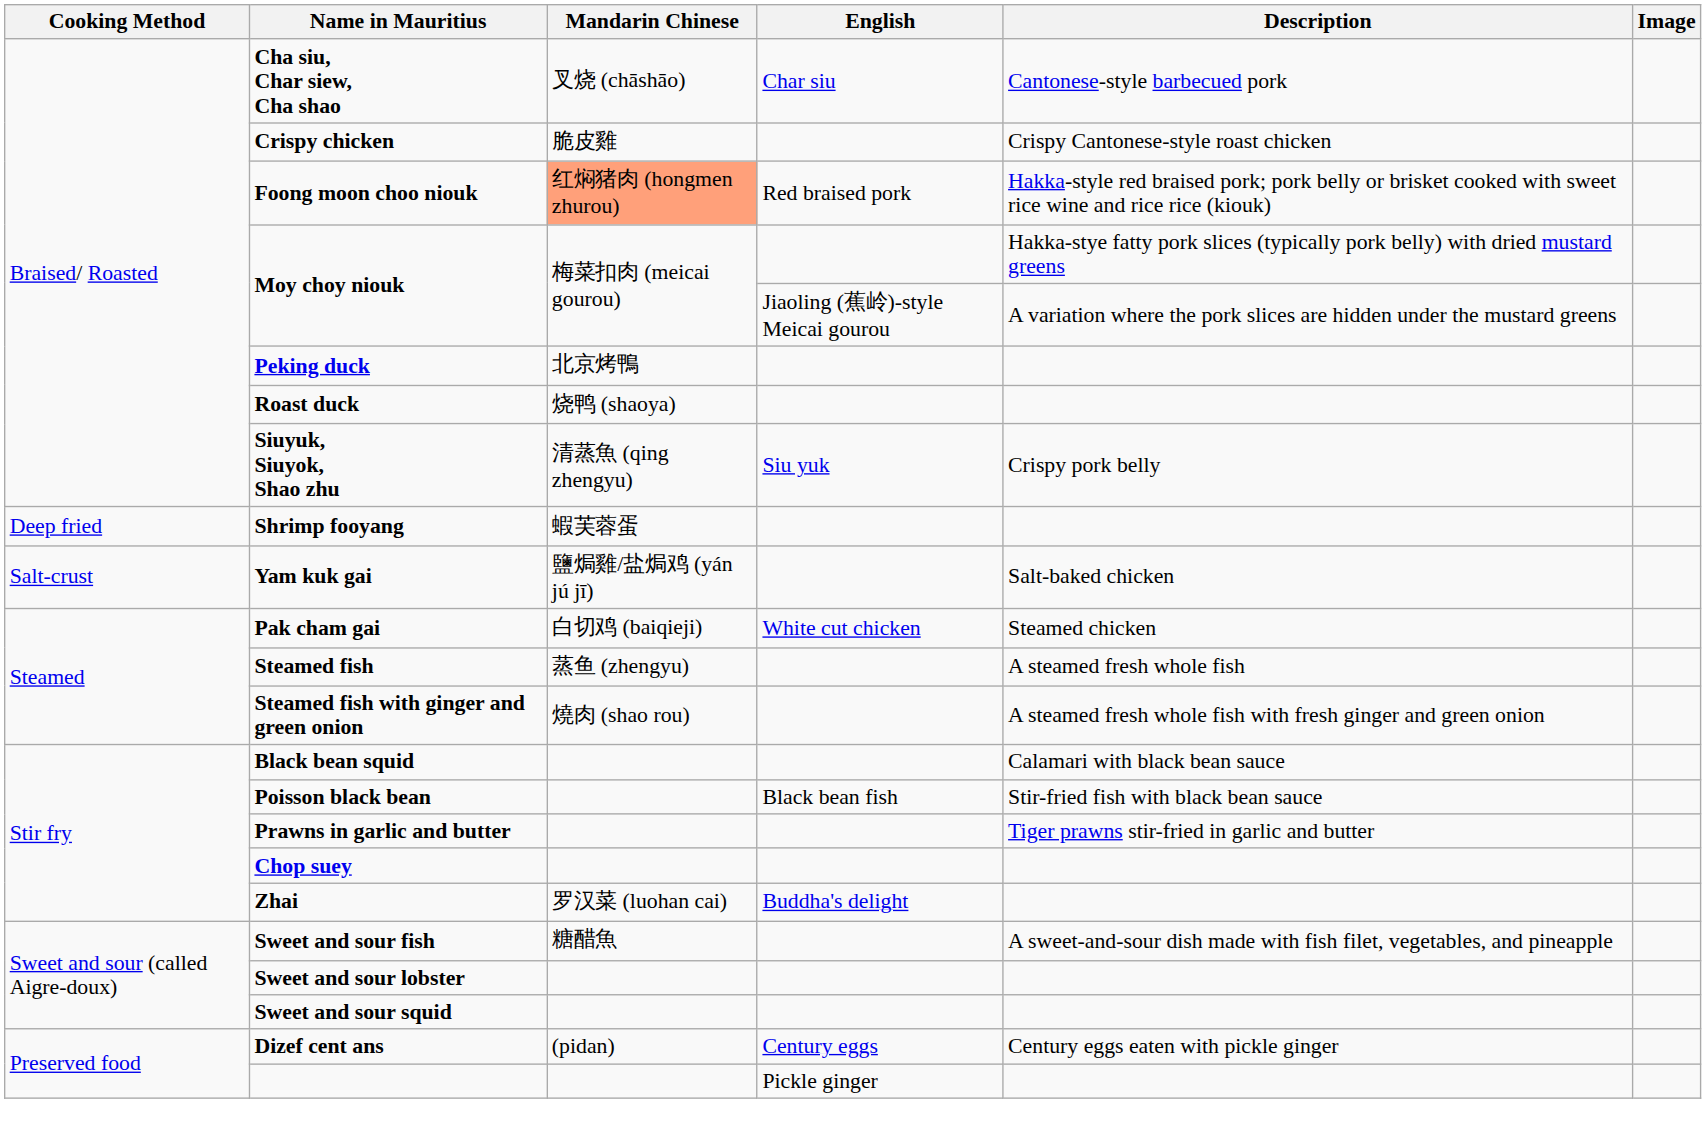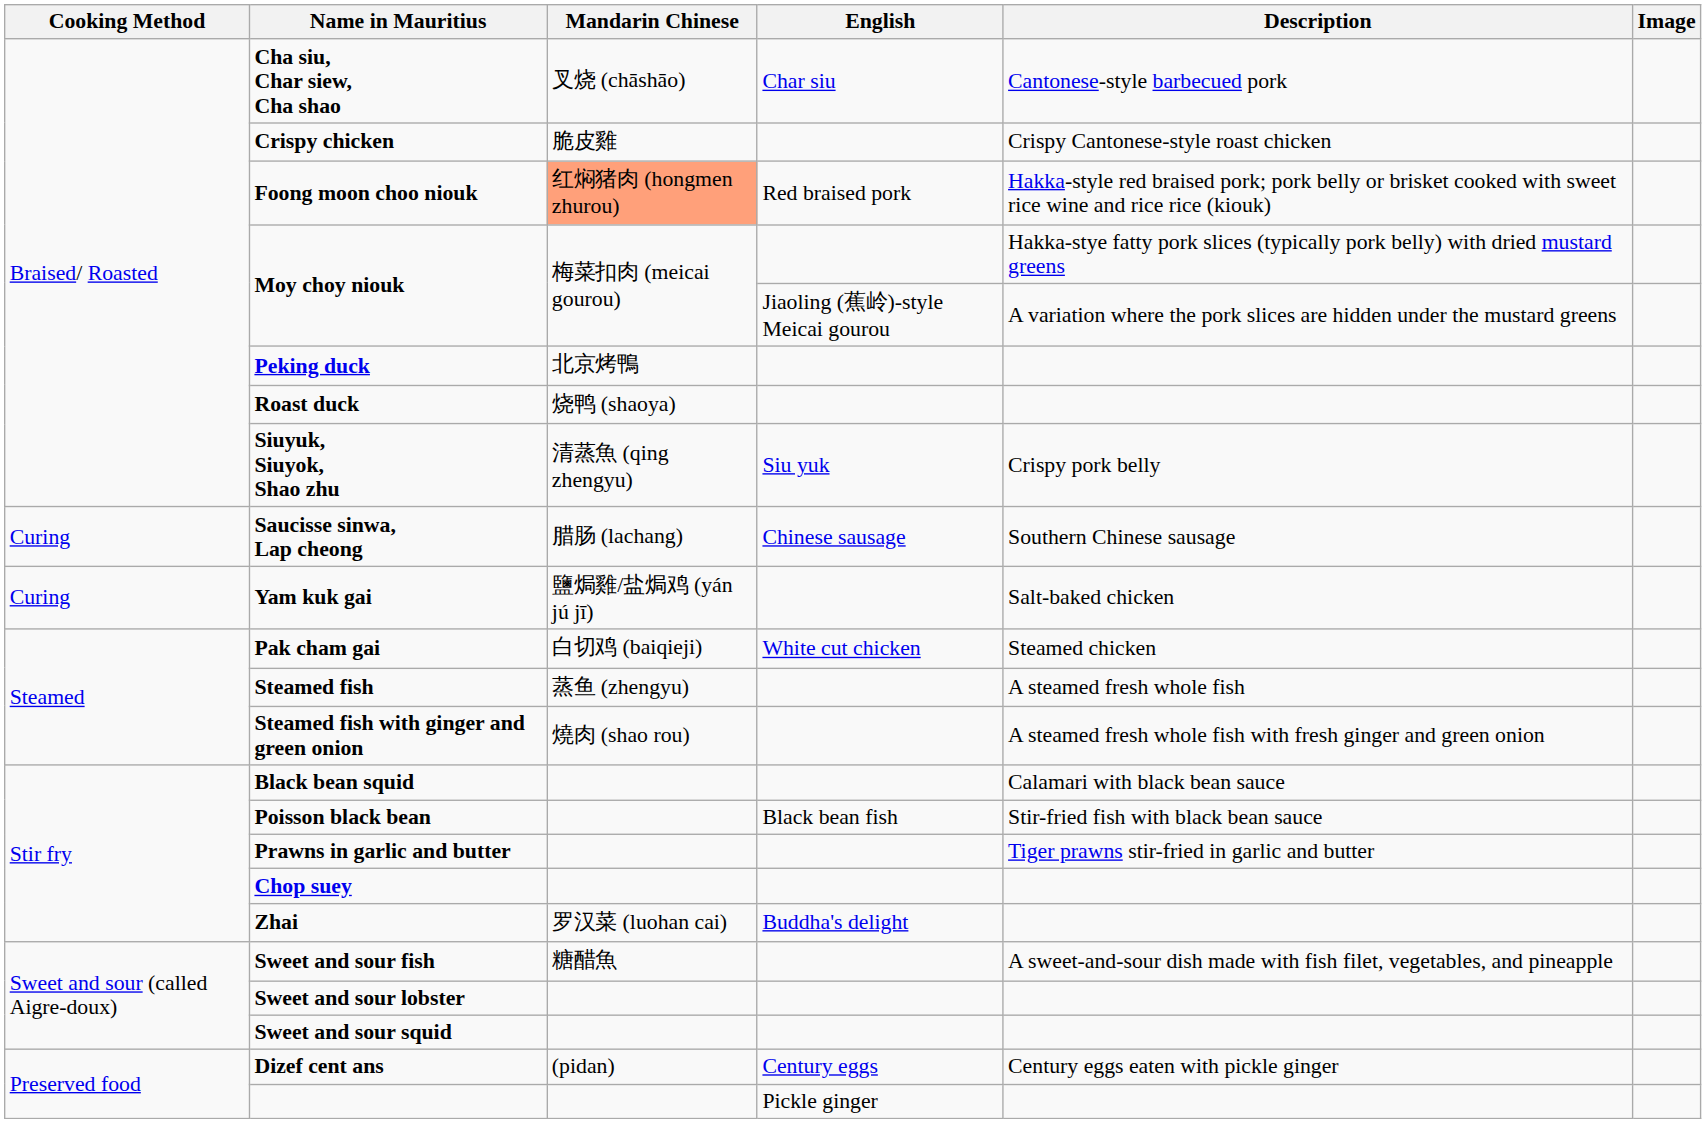+ row: (325, 536)
- row: (329, 526)
(51, 576) Salt-crust -> (40, 597) Curing
